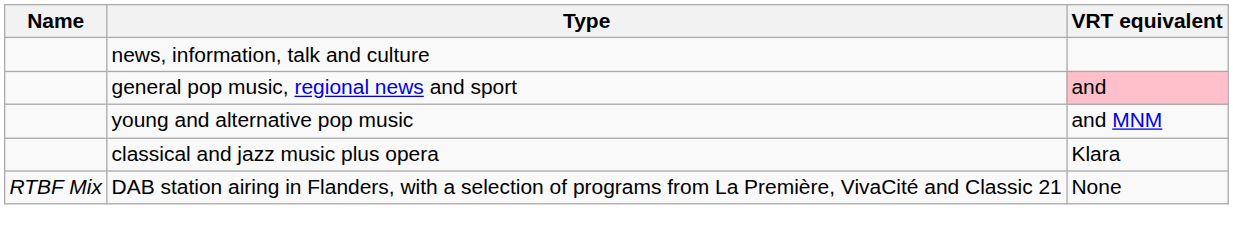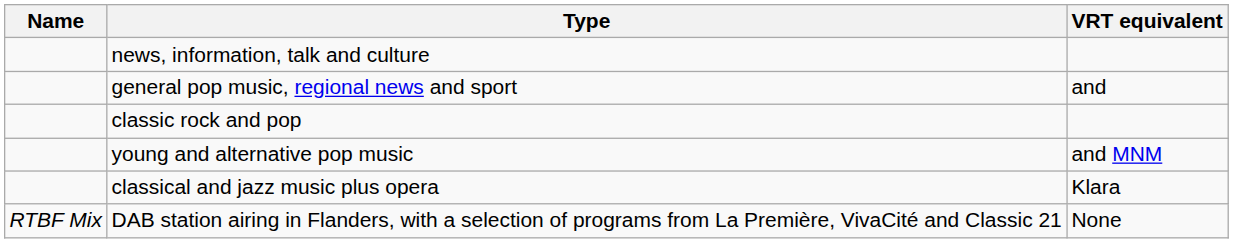(1089, 87) pink background -> (1089, 87) no background
+ row: (206, 120)
